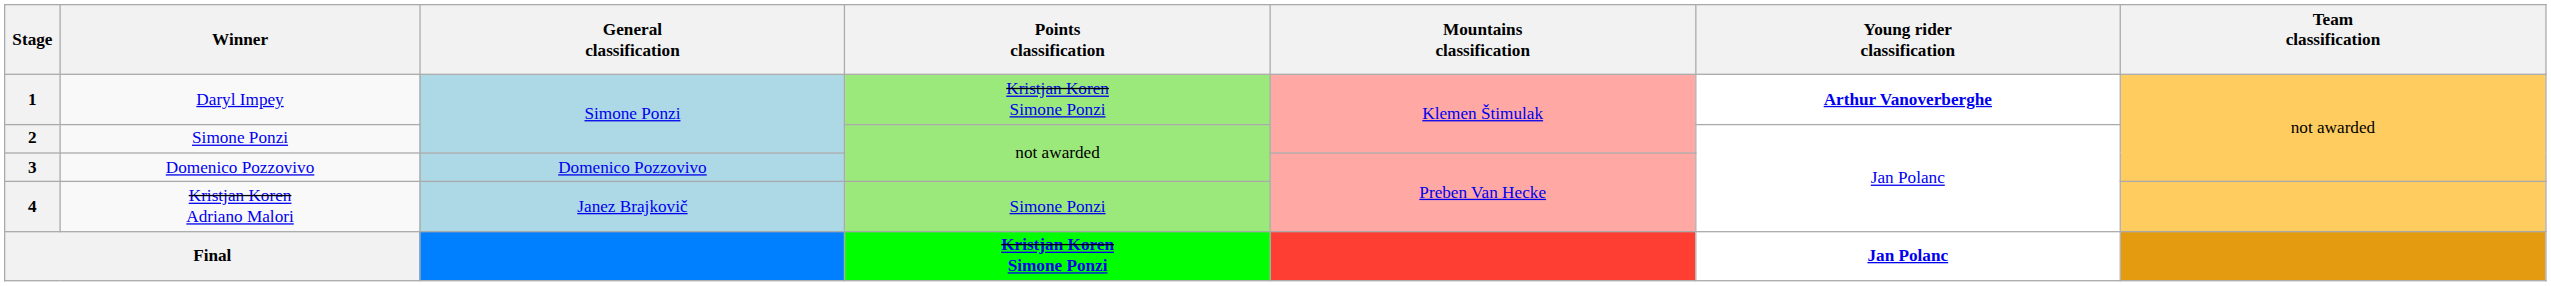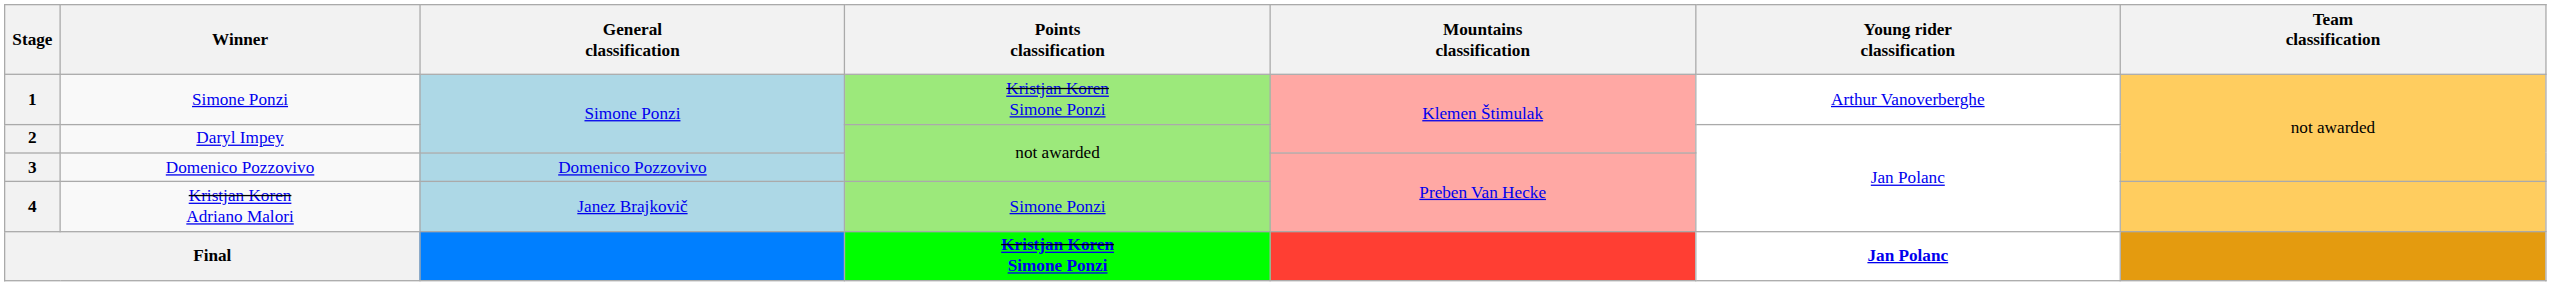(240, 99) Daryl Impey -> (240, 99) Simone Ponzi
(1908, 99) bold -> (1908, 99) normal
(240, 138) Simone Ponzi -> (240, 138) Daryl Impey
